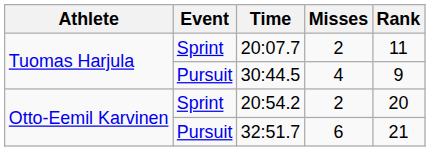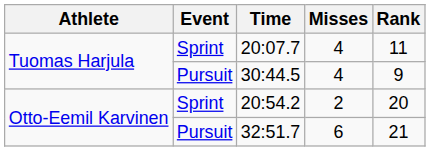(338, 47) 2 -> (338, 47) 4
